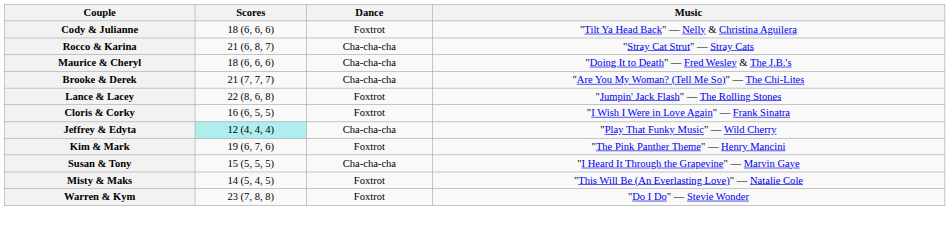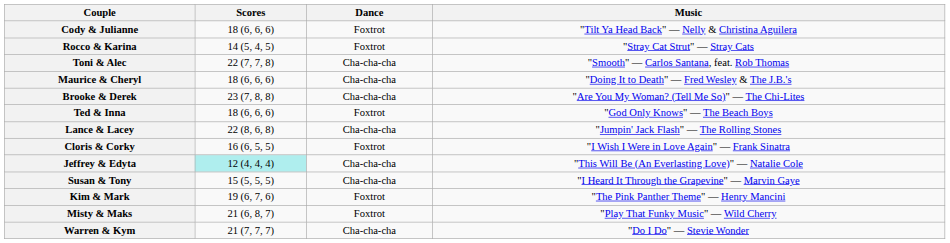(251, 46) 21 (6, 8, 7) -> (251, 46) 14 (5, 4, 5)
(369, 46) Cha-cha-cha -> (369, 46) Foxtrot
+ row: (100, 63)
(251, 79) 21 (7, 7, 7) -> (251, 96) 23 (7, 8, 8)
+ row: (100, 113)
(369, 96) Foxtrot -> (369, 130) Cha-cha-cha
(688, 130) "Play That Funky Music" — Wild Cherry -> (688, 163) "This Will Be (An Everlasting Love)" — Natalie Cole
rows swapped: (100, 146) <-> (100, 163)
(251, 180) 14 (5, 4, 5) -> (251, 213) 21 (6, 8, 7)
(688, 180) "This Will Be (An Everlasting Love)" — Natalie Cole -> (688, 213) "Play That Funky Music" — Wild Cherry
(251, 197) 23 (7, 8, 8) -> (251, 230) 21 (7, 7, 7)
(369, 197) Foxtrot -> (369, 230) Cha-cha-cha
